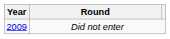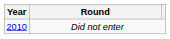(17, 27) 2009 -> (17, 27) 2010
